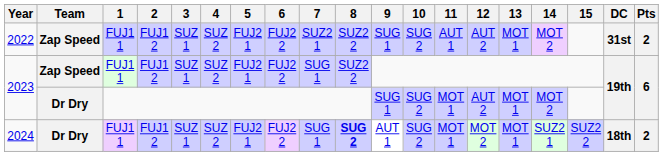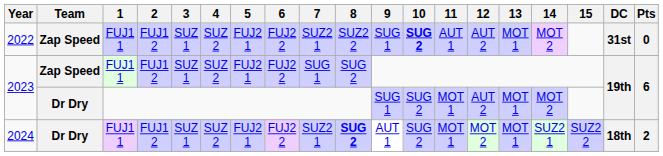(419, 39) normal -> (419, 39) bold
(646, 39) 2 -> (646, 39) 0
(353, 71) SUZ2 2 -> (353, 71) SUG 2
(317, 135) SUG 1 -> (317, 135) SUZ2 1
